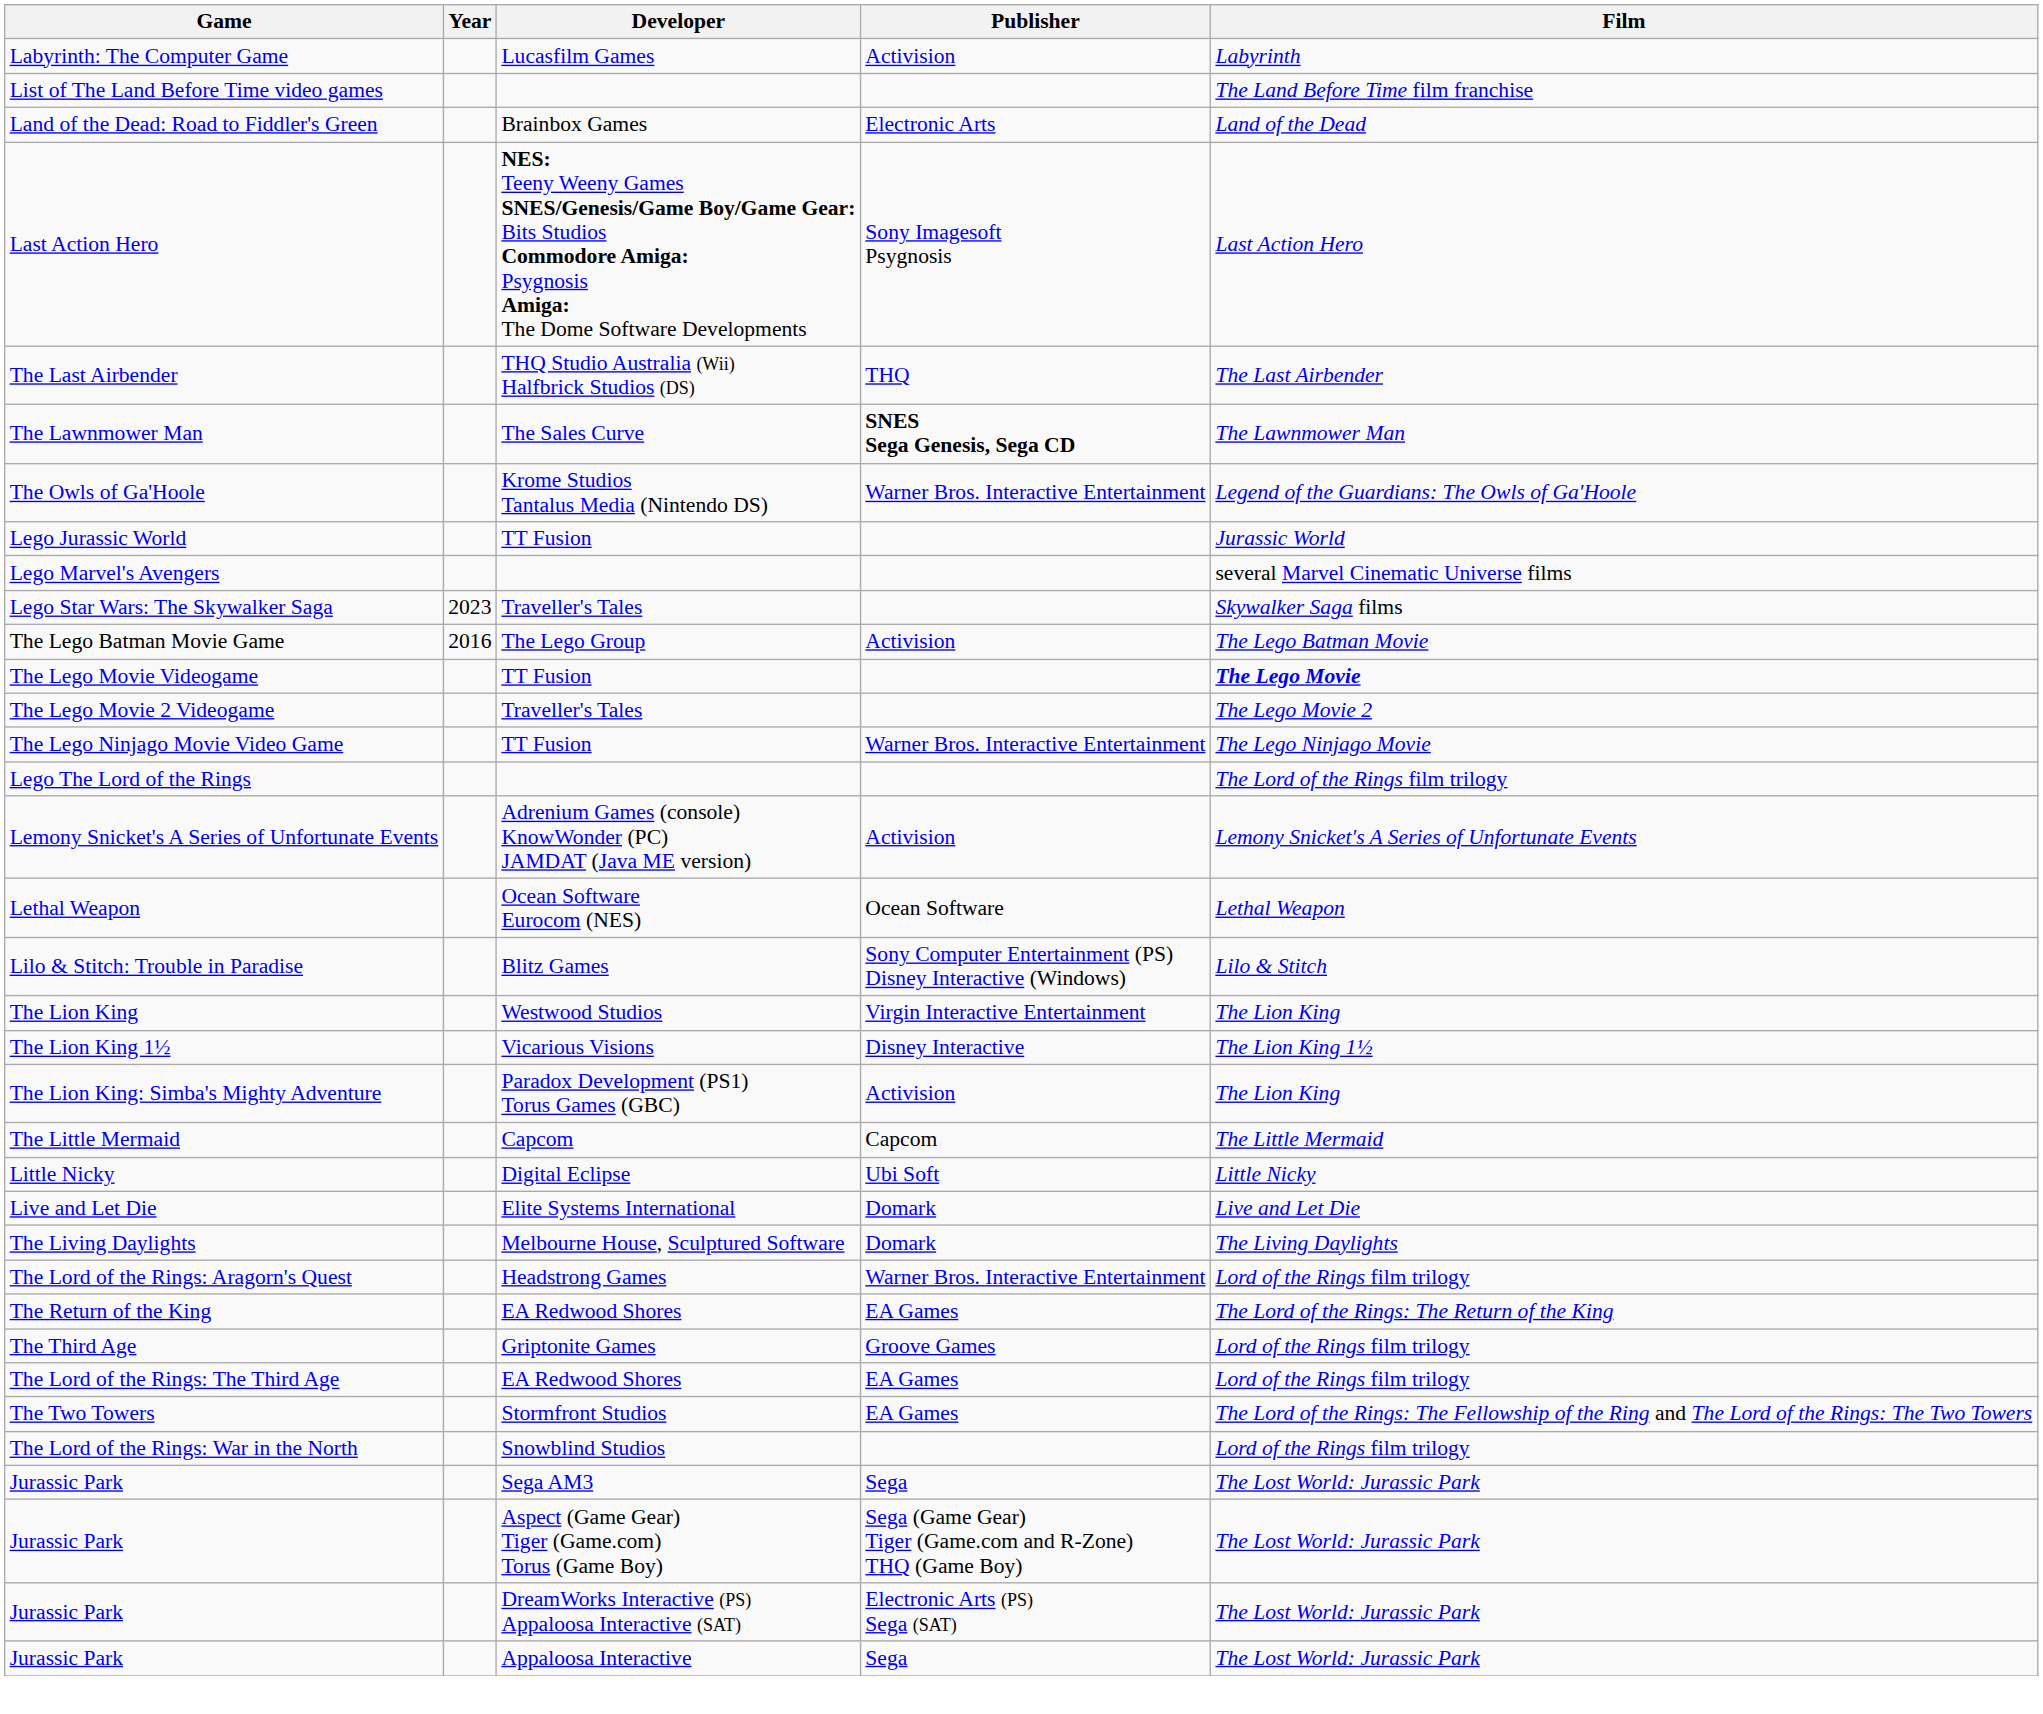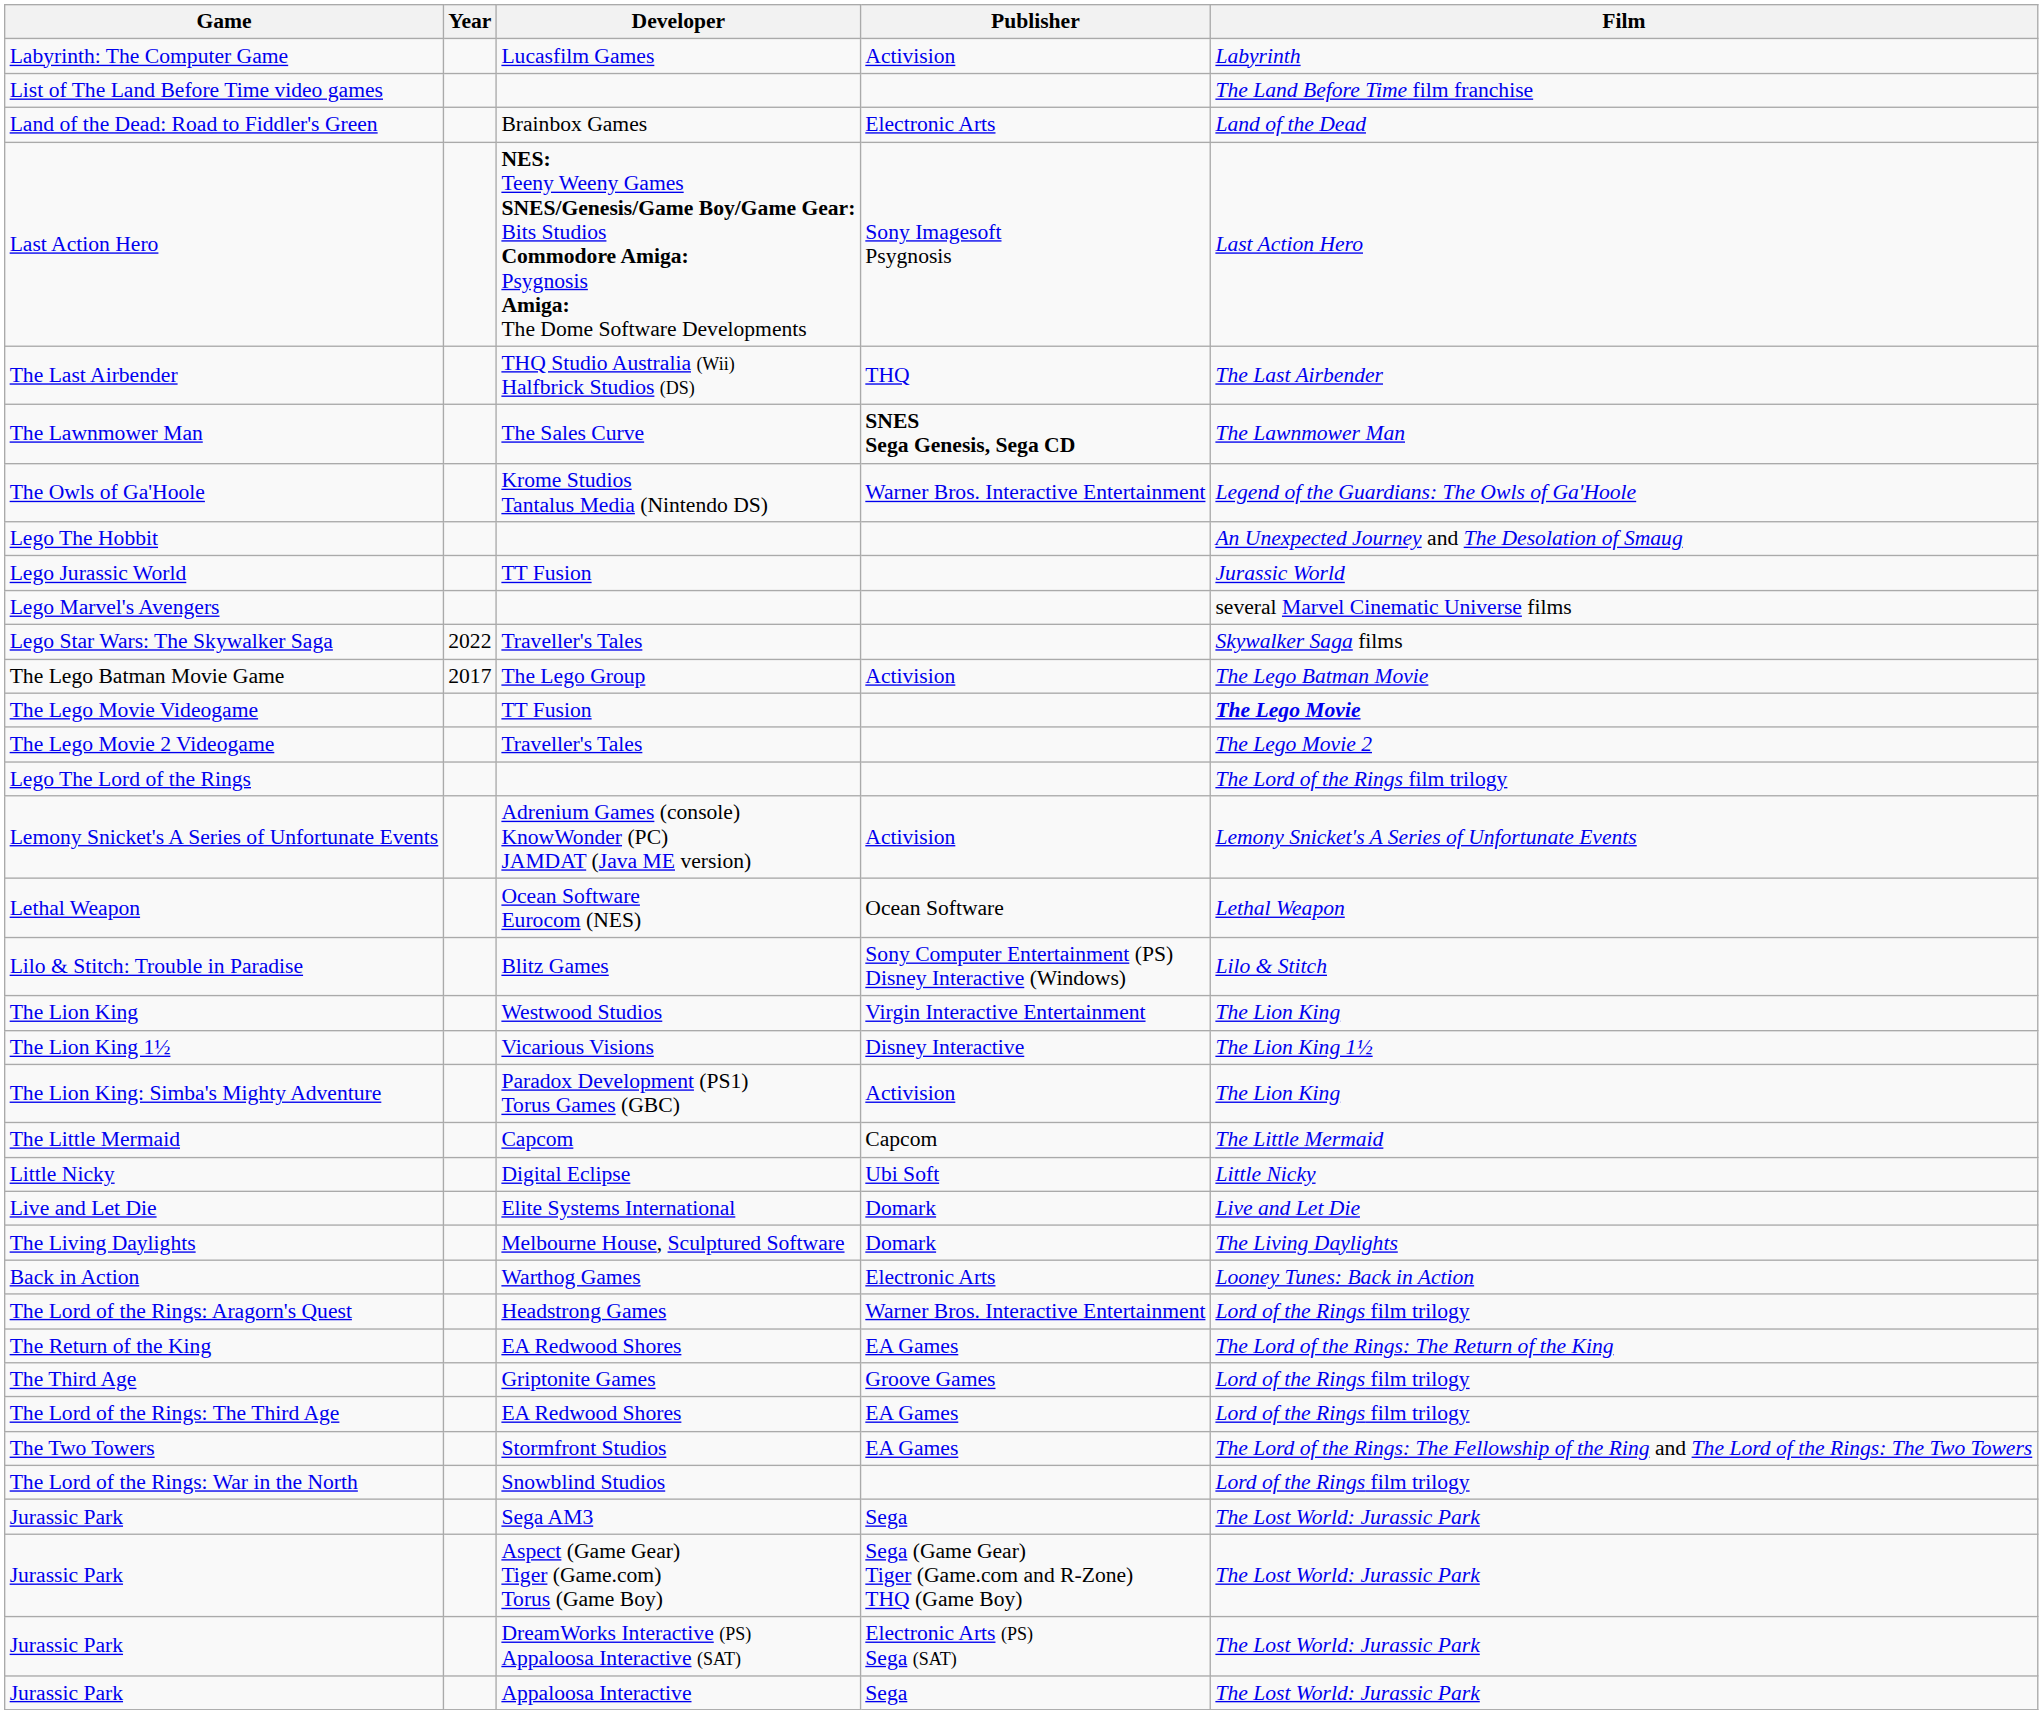+ row: (84, 538)
(470, 607) 2023 -> (470, 641) 2022
(470, 641) 2016 -> (470, 675) 2017
- row: (176, 744)
+ row: (74, 1276)
